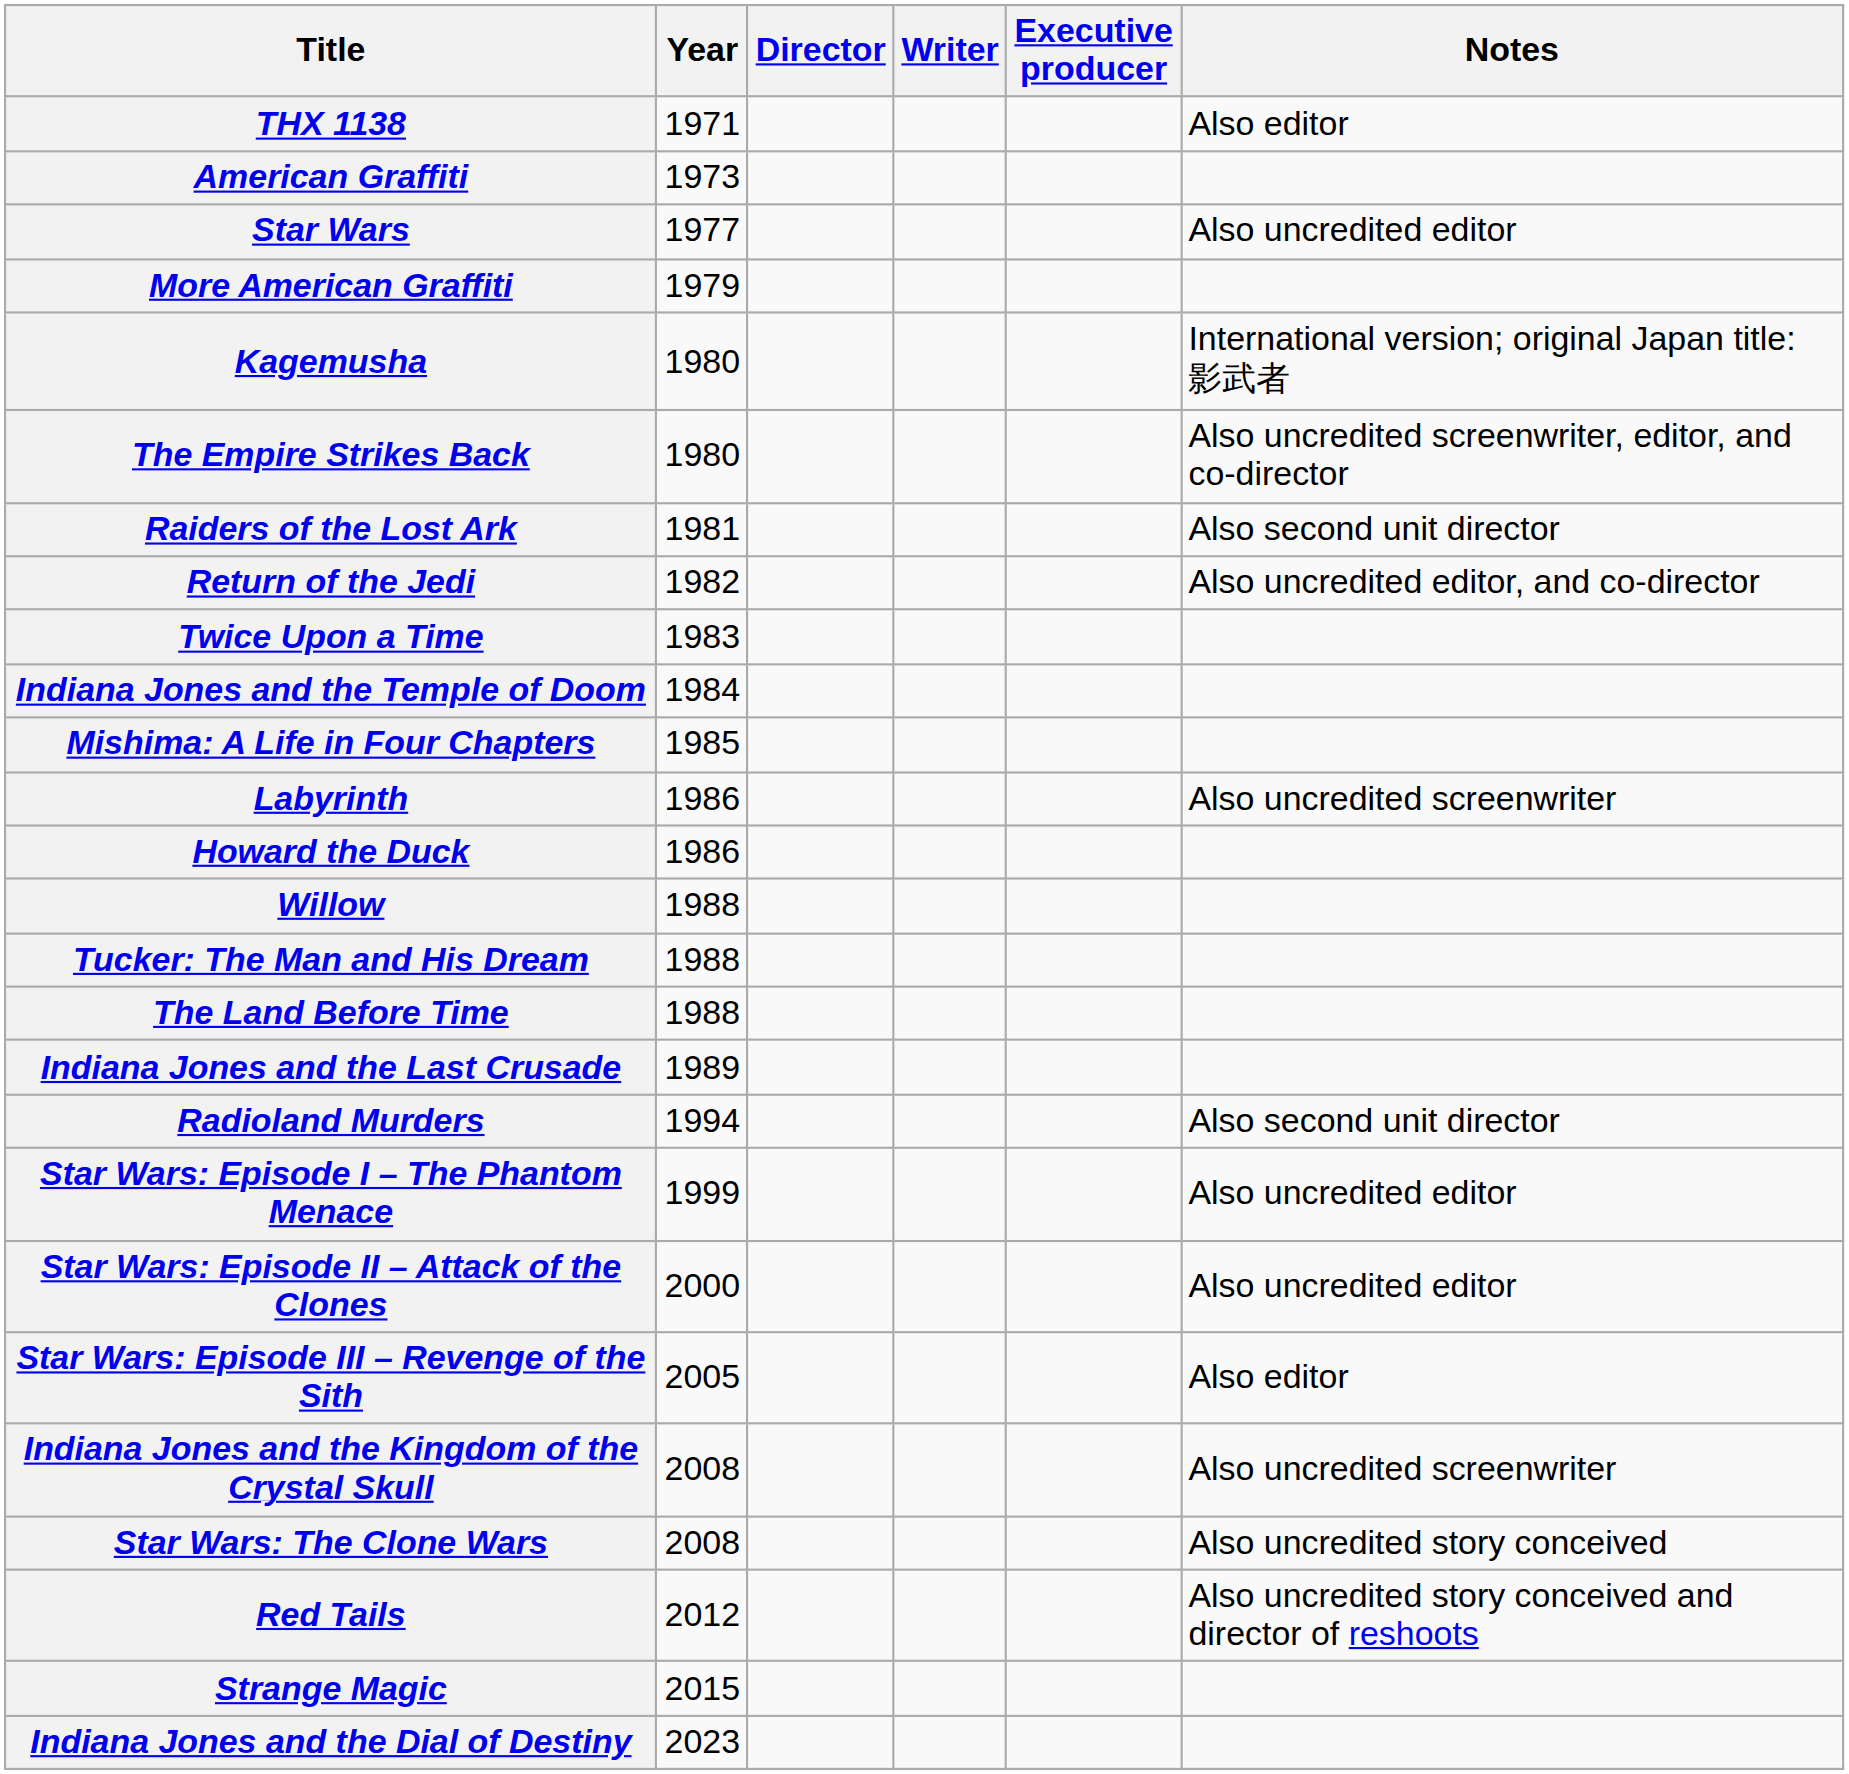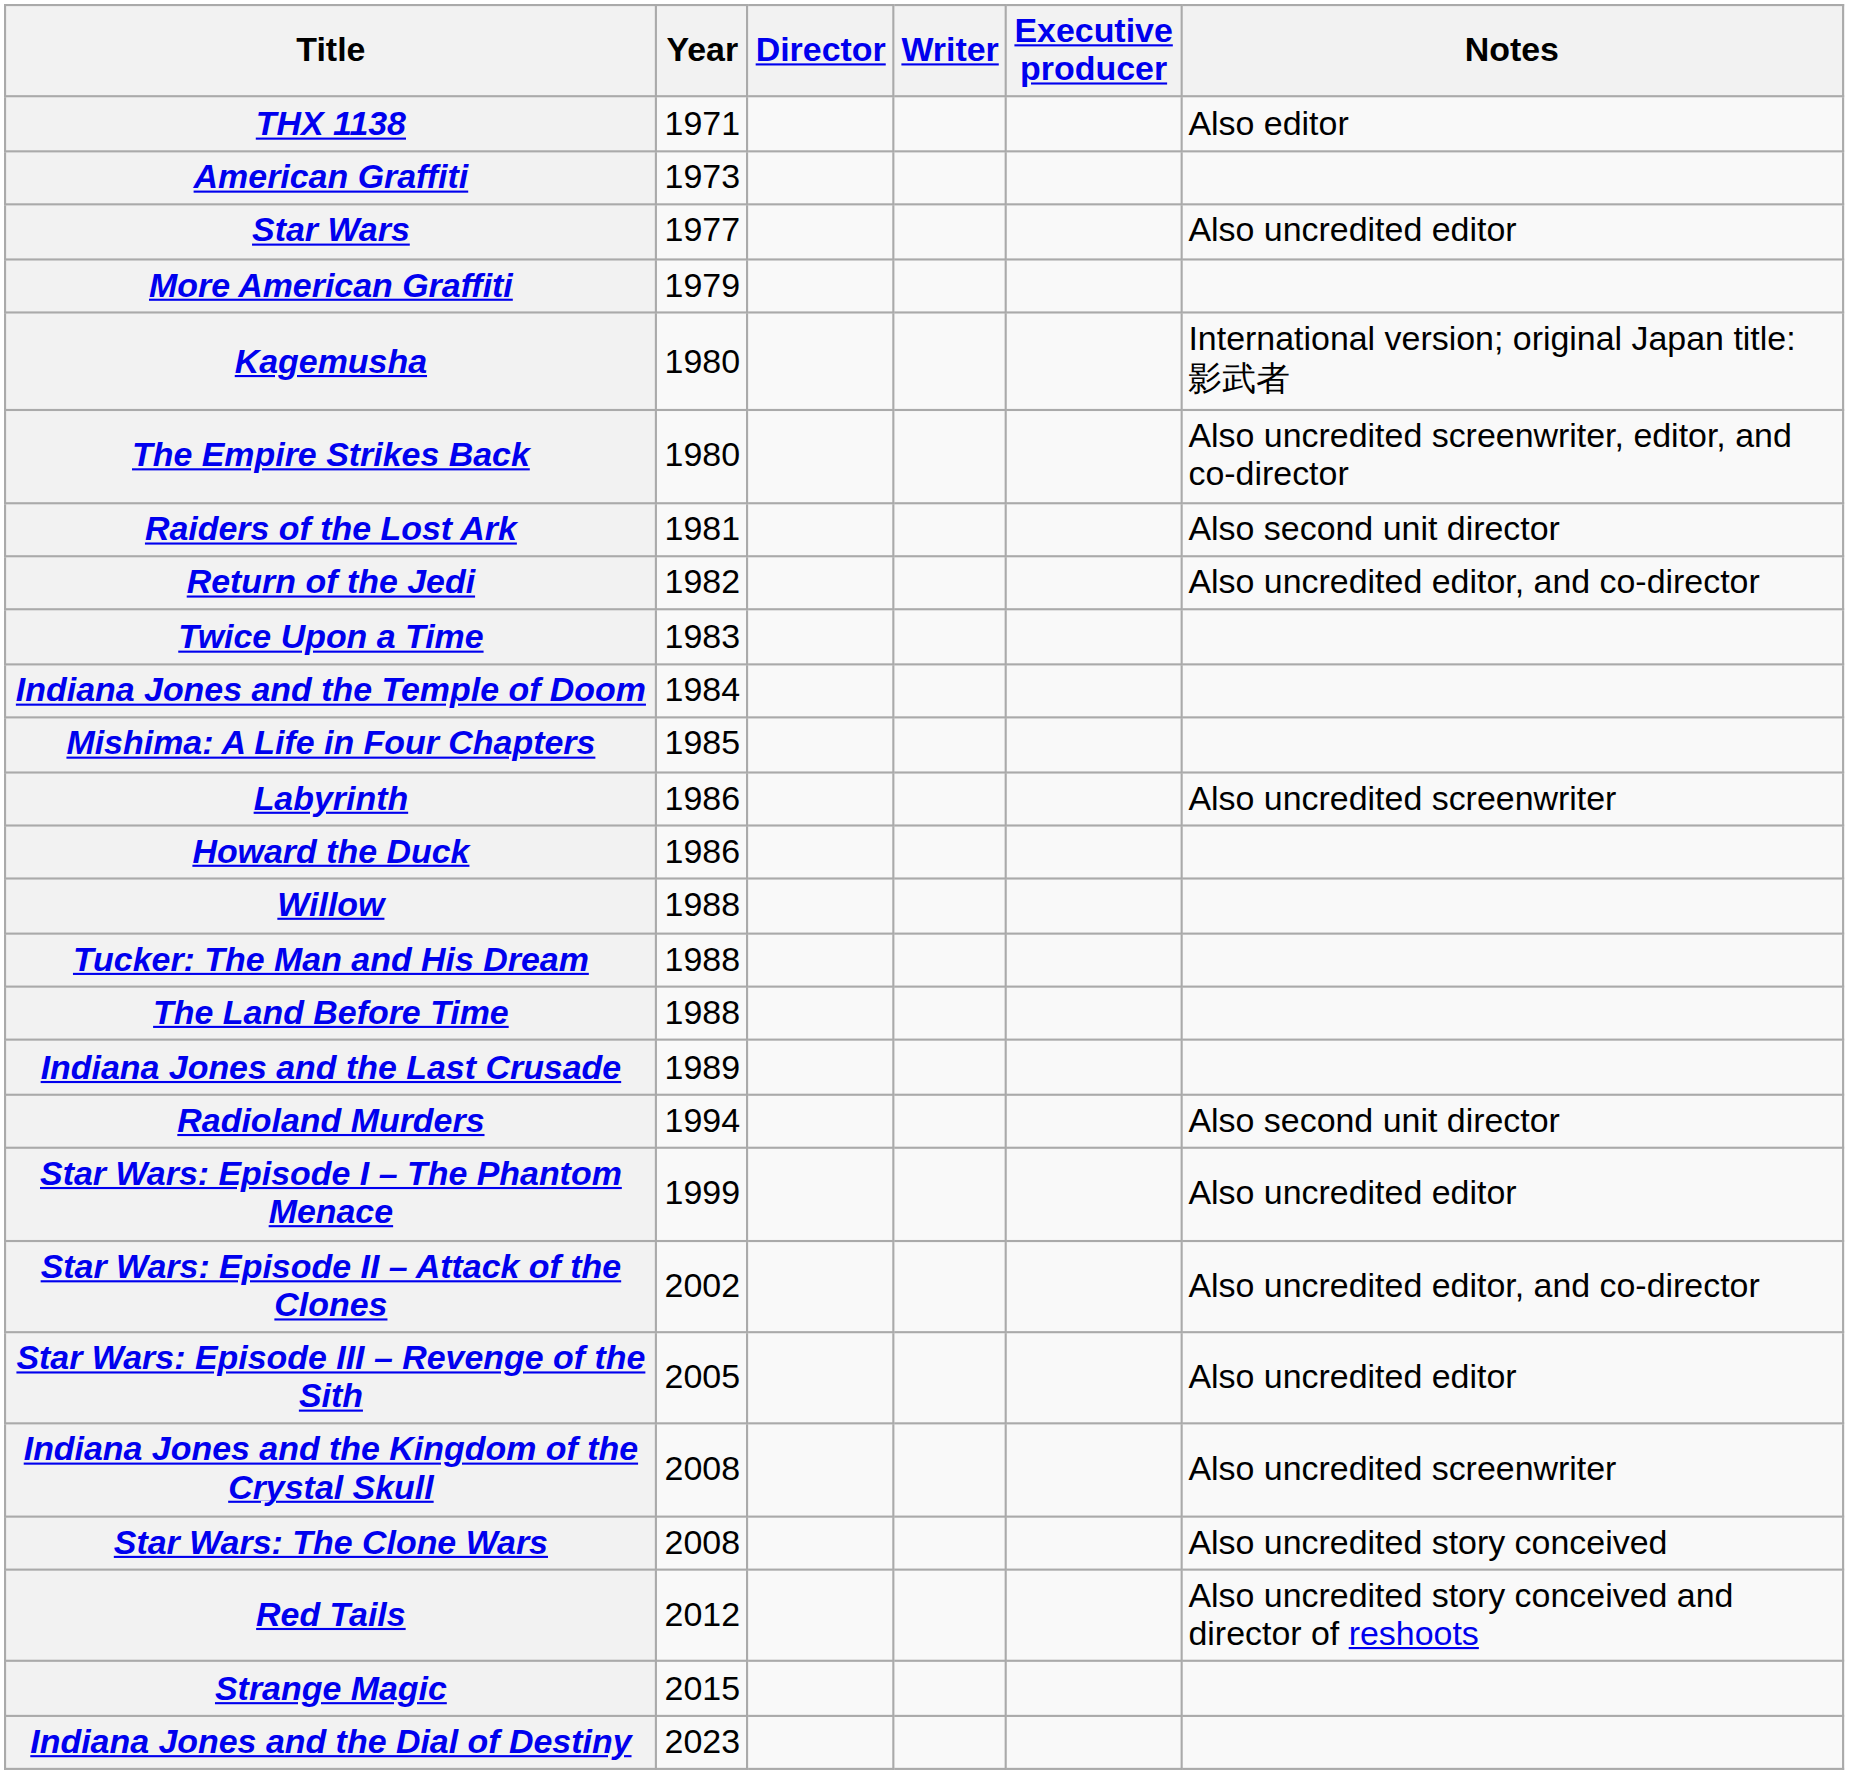(702, 1285) 2000 -> (702, 1285) 2002
(1353, 1285) Also uncredited editor -> (1474, 1285) Also uncredited editor, and co-director
(1269, 1377) Also editor -> (1353, 1377) Also uncredited editor
